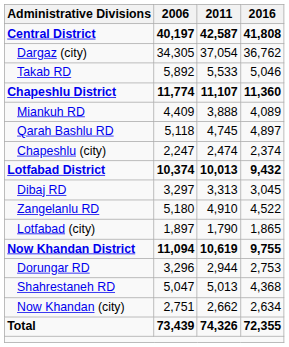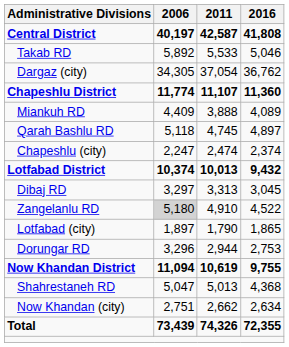rows swapped: (44, 72) <-> (52, 53)
(179, 209) no background -> (179, 209) lightgrey background
rows swapped: (71, 248) <-> (53, 268)
